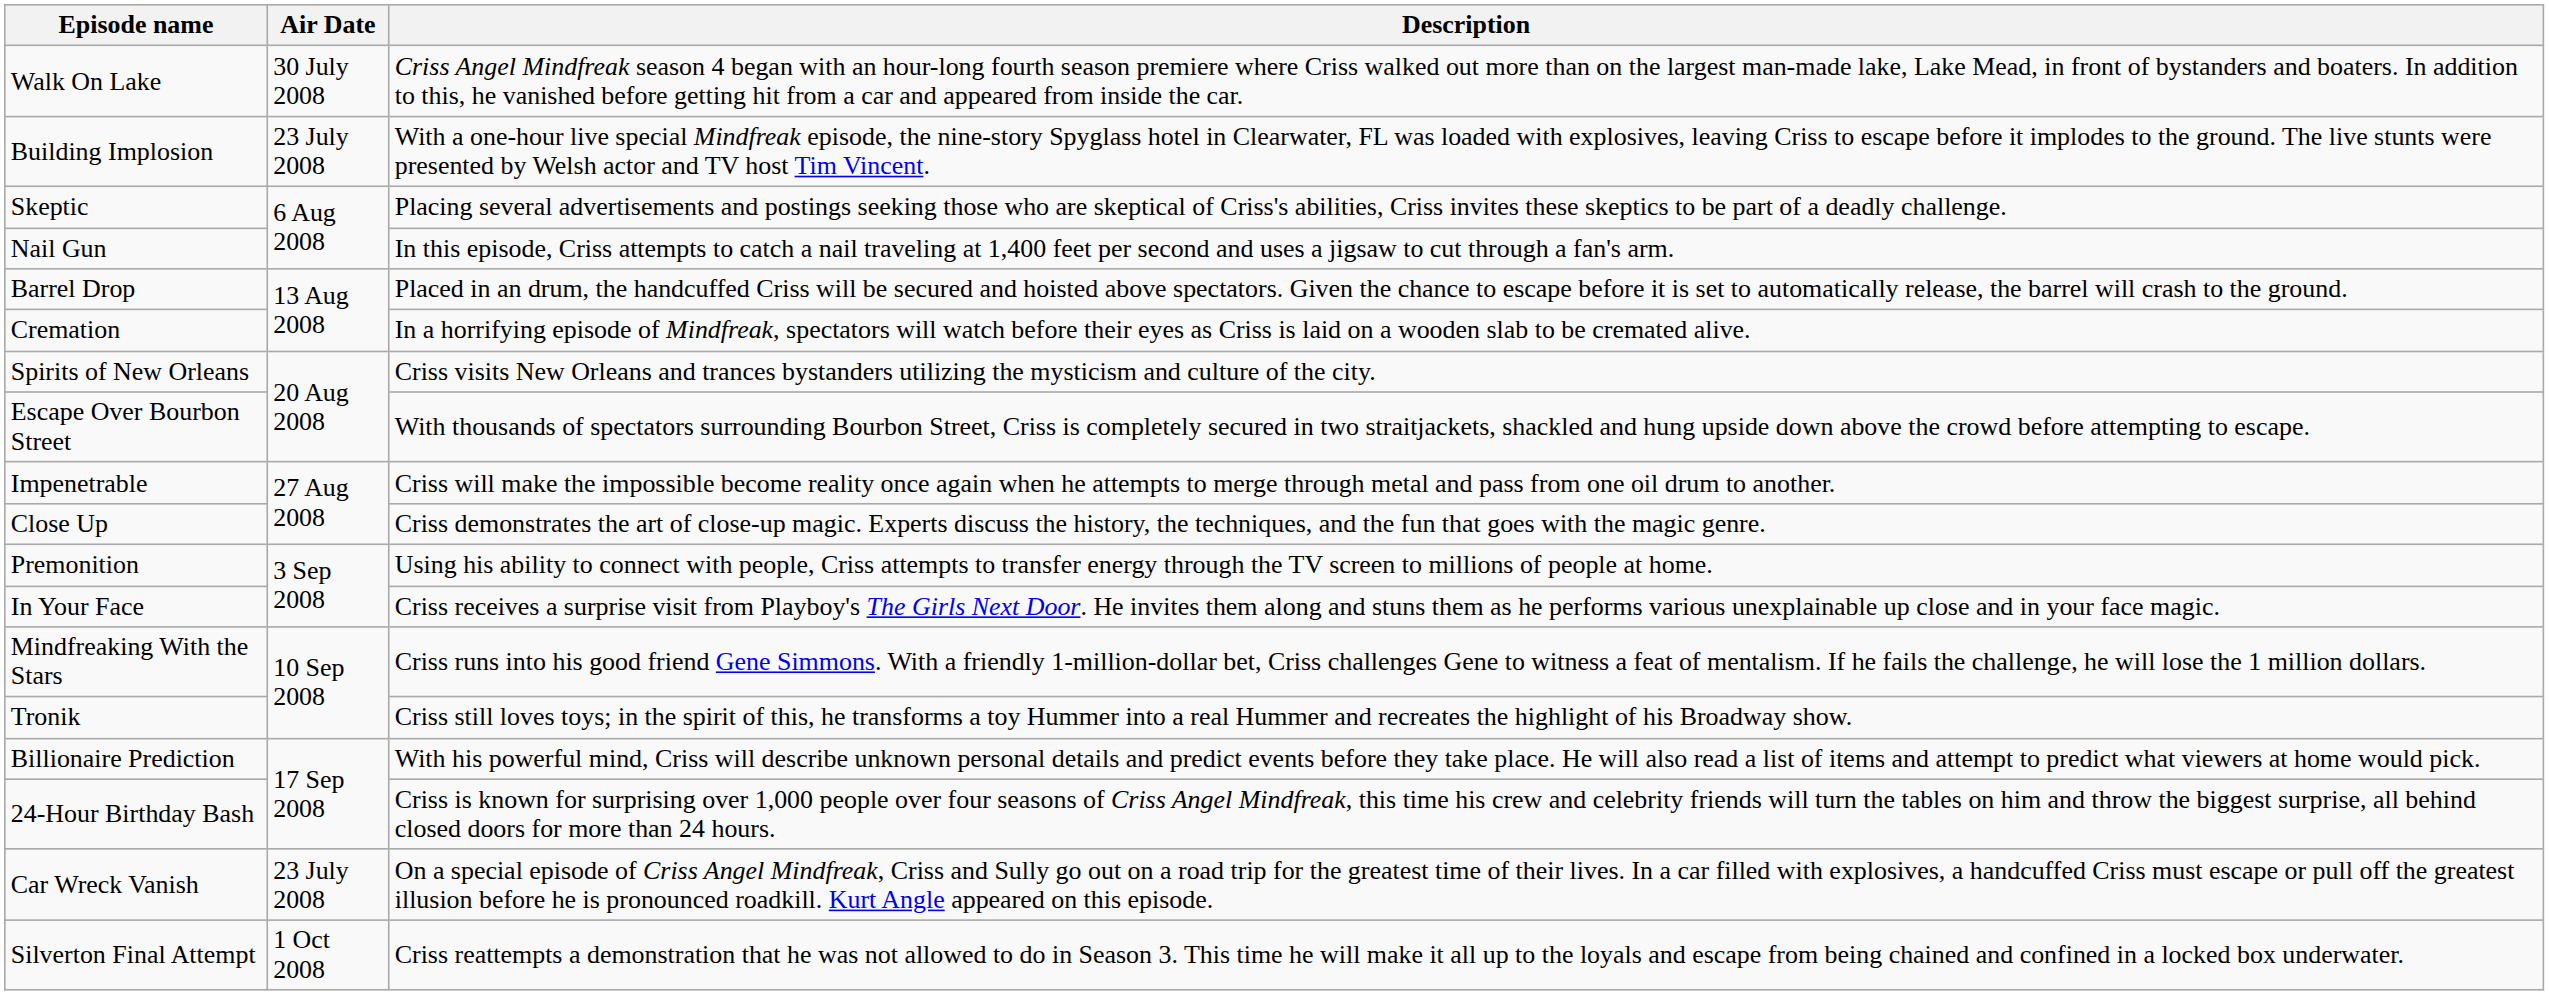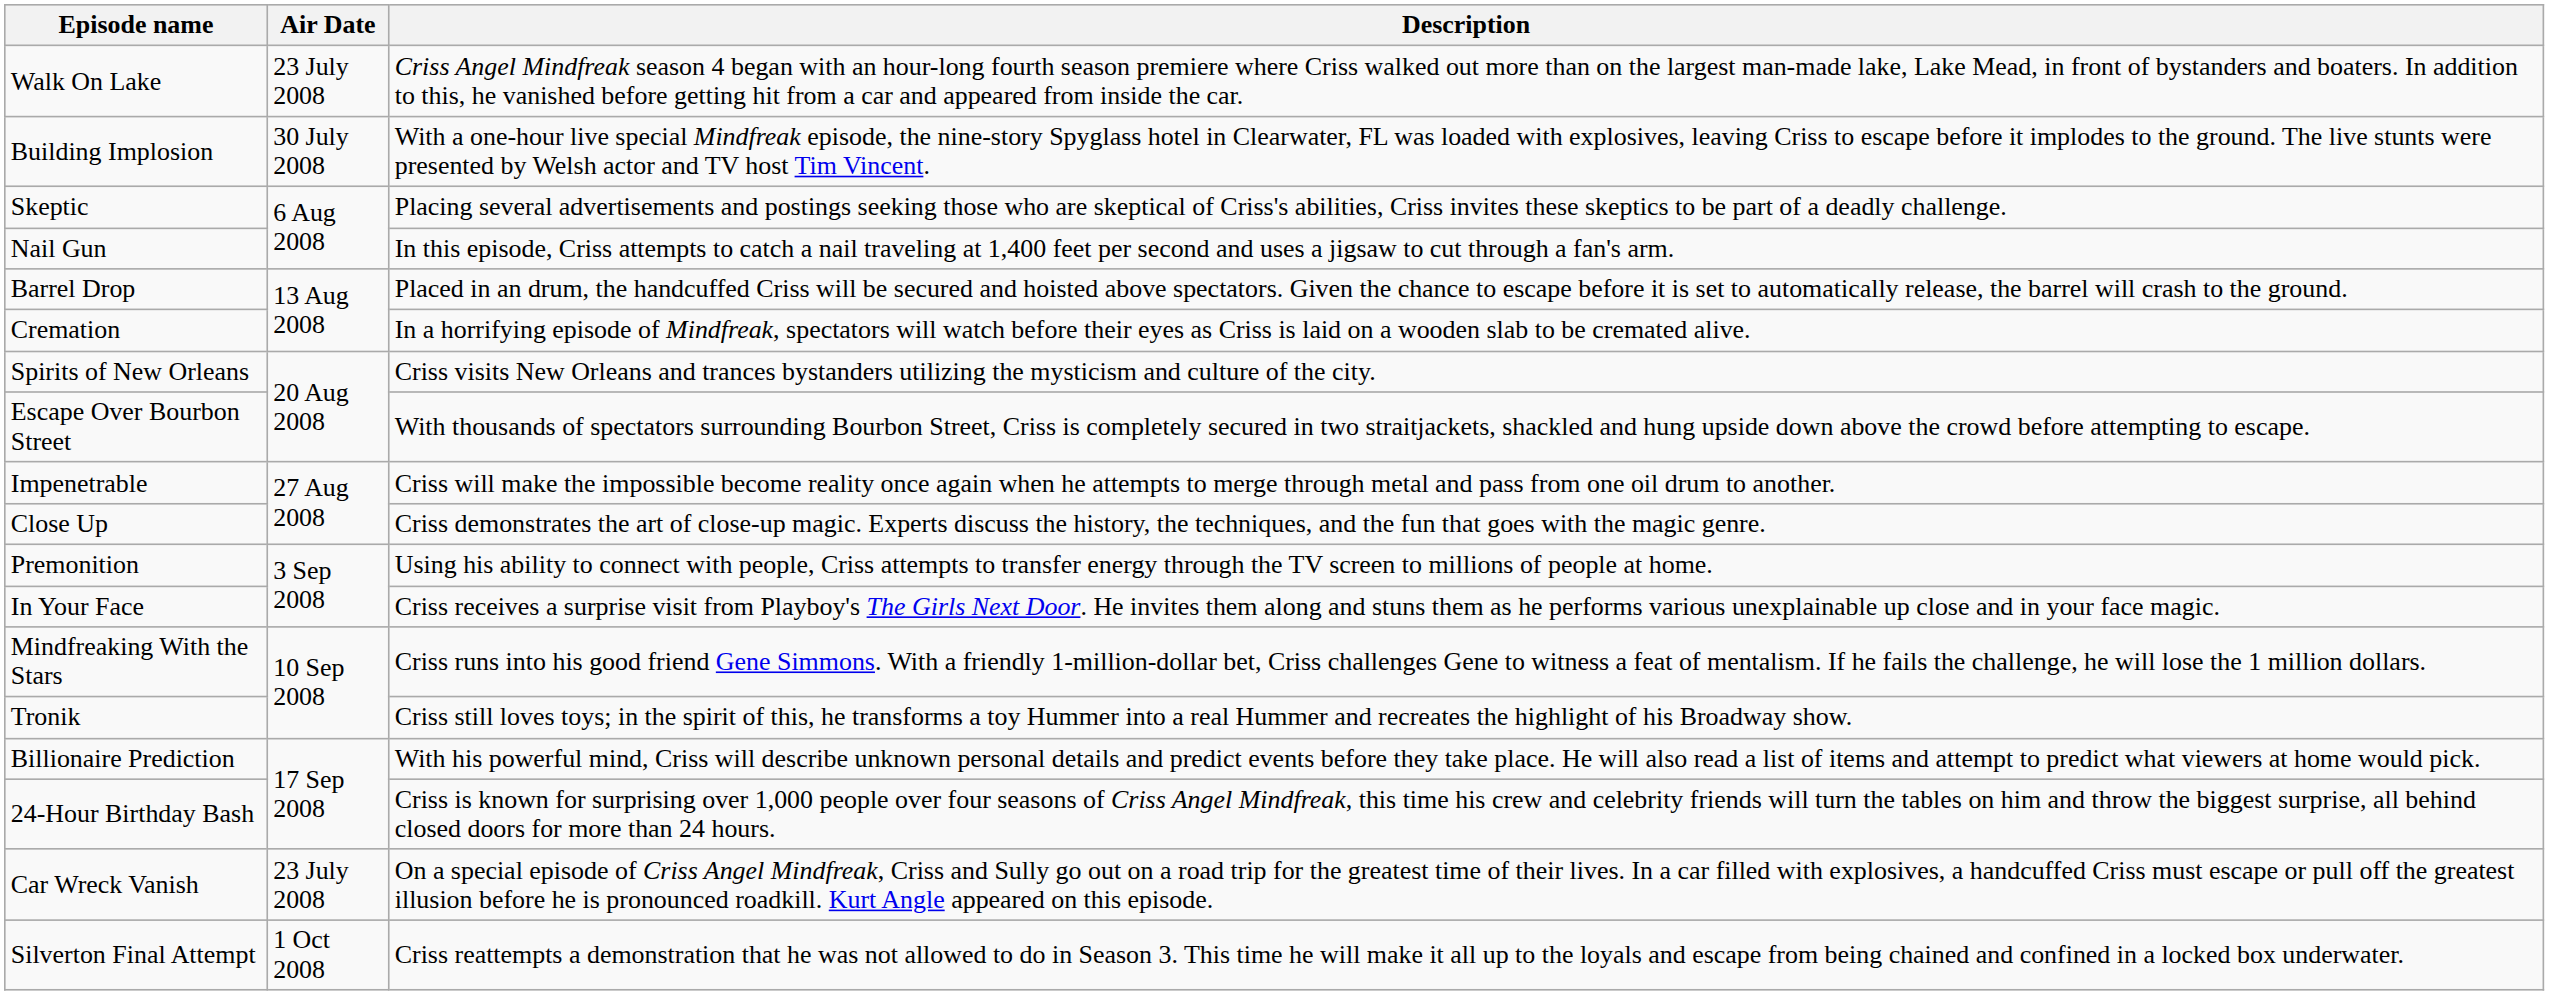(311, 80) 30 July 2008 -> (311, 80) 23 July 2008
(311, 151) 23 July 2008 -> (311, 151) 30 July 2008
